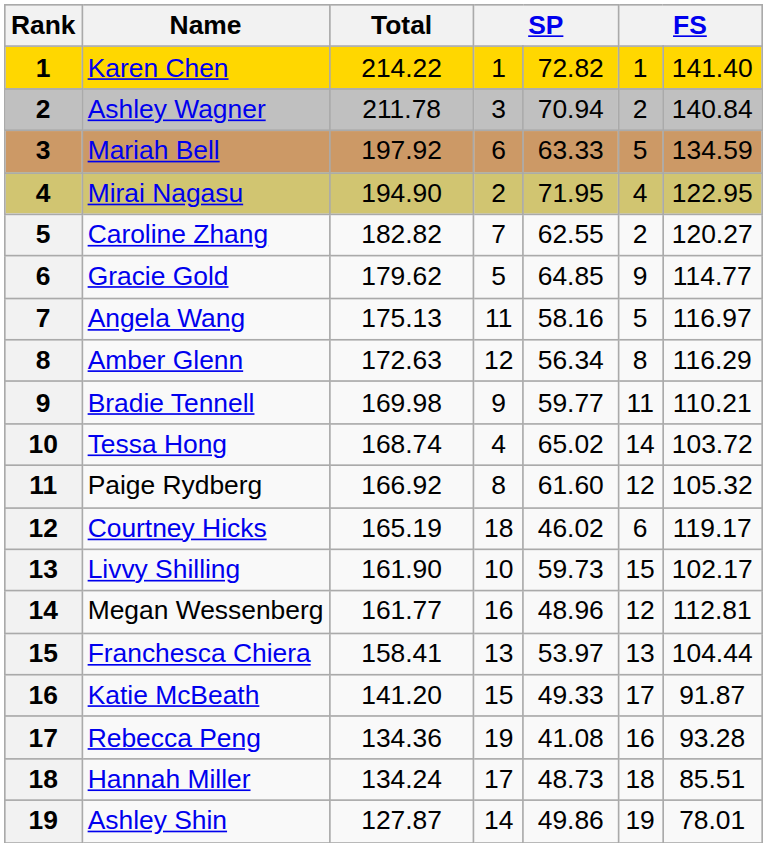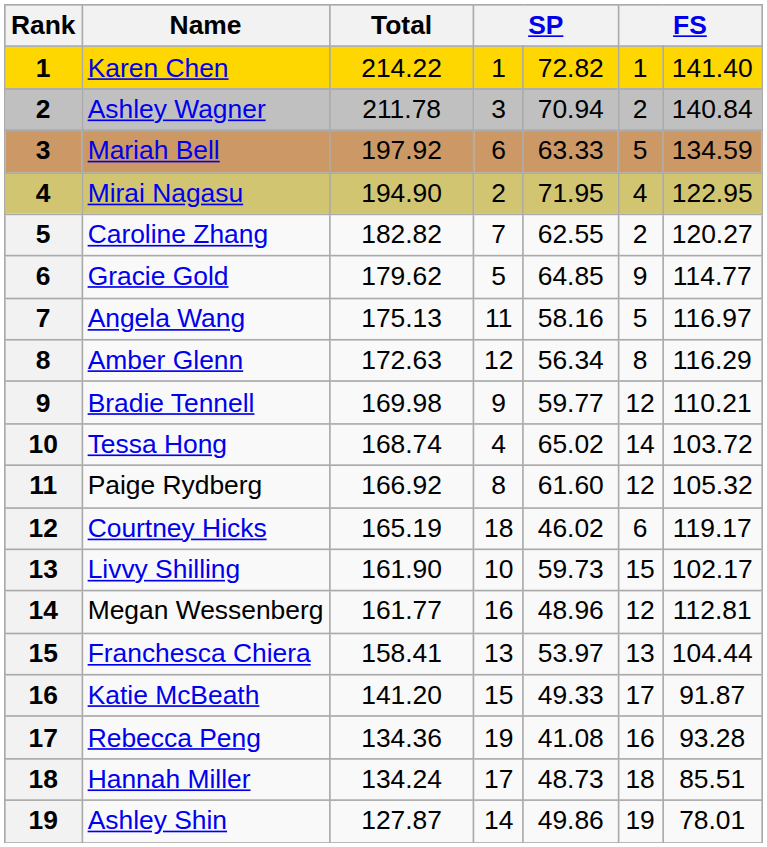(640, 402) 11 -> (640, 402) 12
